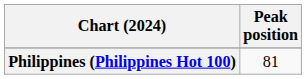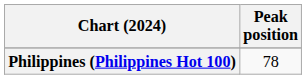(271, 61) 81 -> (271, 61) 78
